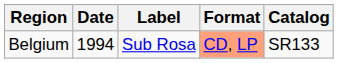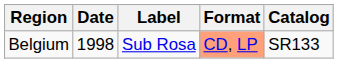(96, 44) 1994 -> (96, 44) 1998
